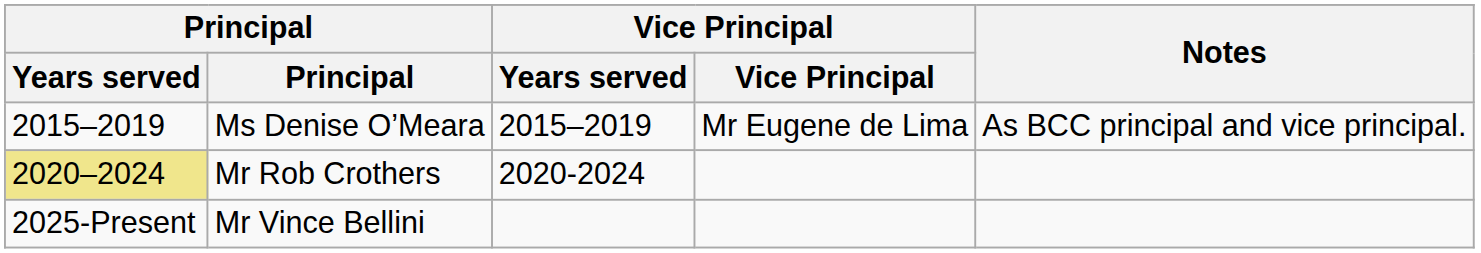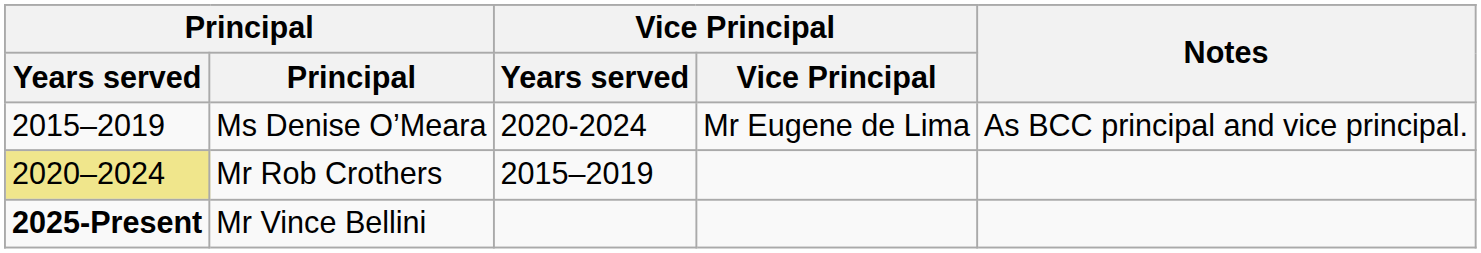(575, 125) 2015–2019 -> (574, 125) 2020-2024
(572, 174) 2020-2024 -> (577, 174) 2015–2019
(104, 222) normal -> (107, 222) bold
